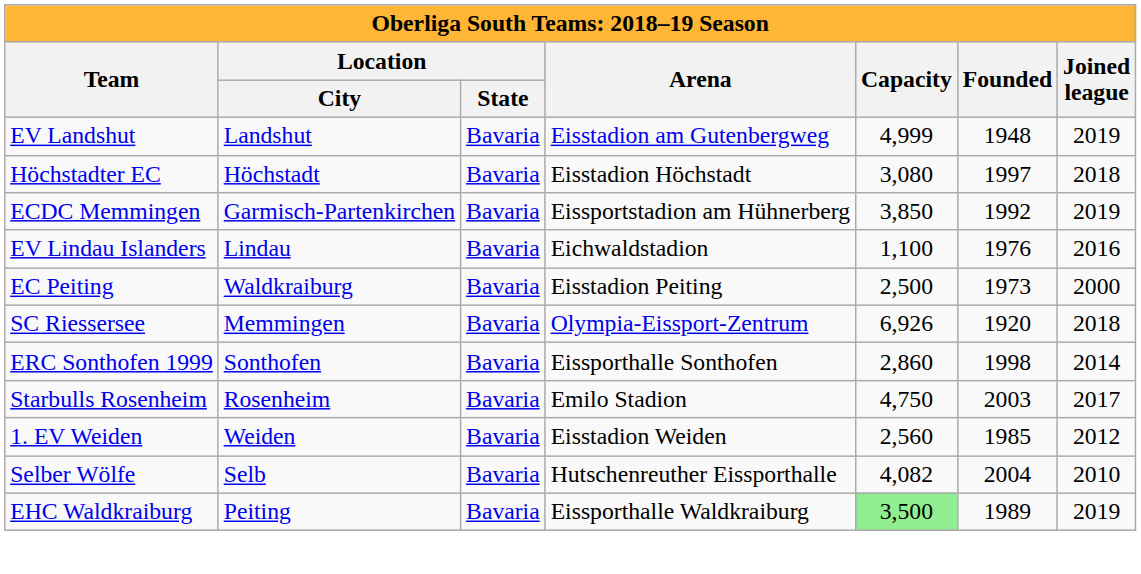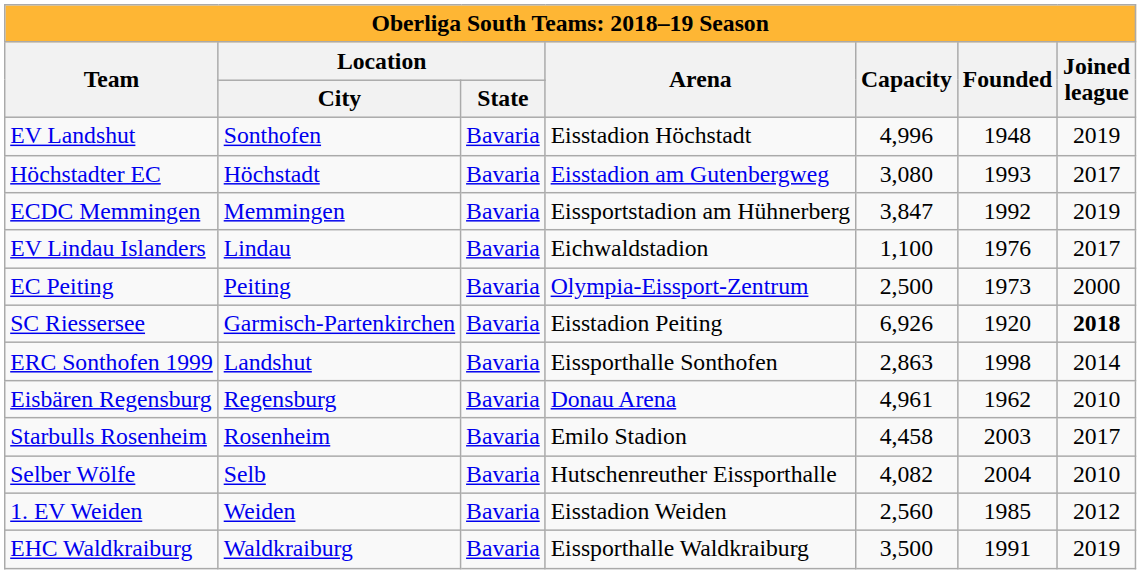(268, 135) Landshut -> (272, 135) Sonthofen
(690, 135) Eisstadion am Gutenbergweg -> (651, 135) Eisstadion Höchstadt
(906, 135) 4,999 -> (906, 135) 4,996
(651, 173) Eisstadion Höchstadt -> (690, 173) Eisstadion am Gutenbergweg
(1007, 173) 1997 -> (1007, 173) 1993
(1097, 173) 2018 -> (1097, 173) 2017
(339, 211) Garmisch-Partenkirchen -> (284, 211) Memmingen
(906, 211) 3,850 -> (906, 211) 3,847
(1097, 248) 2016 -> (1097, 248) 2017
(288, 286) Waldkraiburg -> (257, 286) Peiting
(636, 286) Eisstadion Peiting -> (680, 286) Olympia-Eissport-Zentrum
(284, 323) Memmingen -> (339, 323) Garmisch-Partenkirchen
(680, 323) Olympia-Eissport-Zentrum -> (636, 323) Eisstadion Peiting
(1097, 323) normal -> (1097, 323) bold
(272, 361) Sonthofen -> (268, 361) Landshut
(906, 361) 2,860 -> (906, 361) 2,863
+ row: (111, 398)
(906, 398) 4,750 -> (906, 436) 4,458
rows swapped: (73, 473) <-> (76, 436)
(257, 511) Peiting -> (288, 549) Waldkraiburg
(906, 511) lightgreen background -> (906, 549) no background
(1007, 511) 1989 -> (1007, 549) 1991
